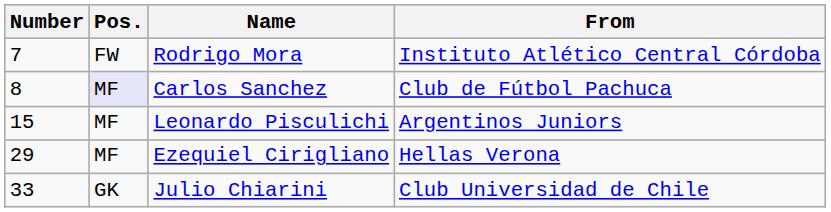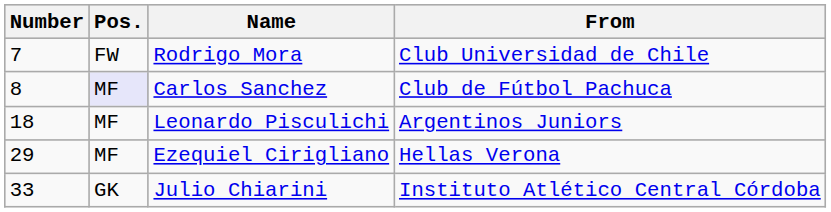(610, 55) Instituto Atlético Central Córdoba -> (554, 55) Club Universidad de Chile
(22, 123) 15 -> (22, 123) 18
(554, 190) Club Universidad de Chile -> (610, 190) Instituto Atlético Central Córdoba
